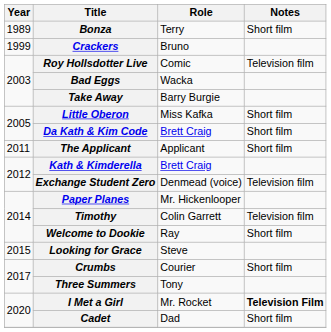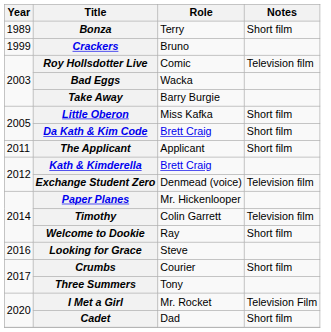(19, 251) 2015 -> (19, 251) 2016
(285, 302) bold -> (282, 302) normal
